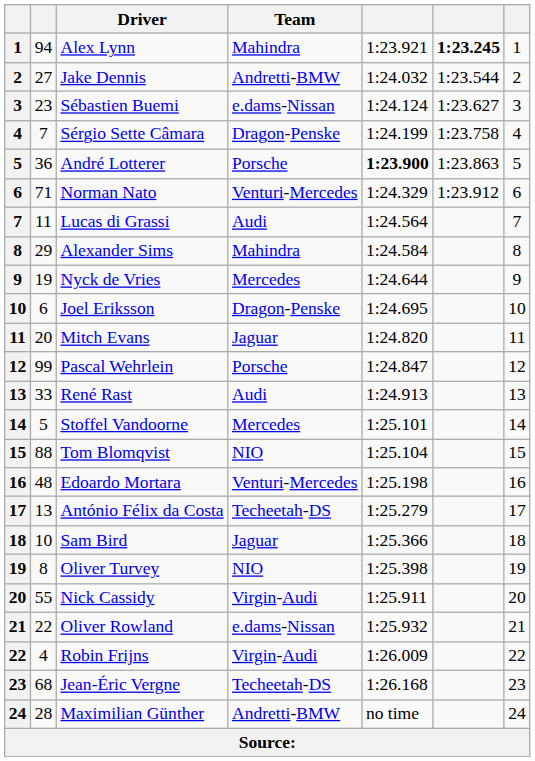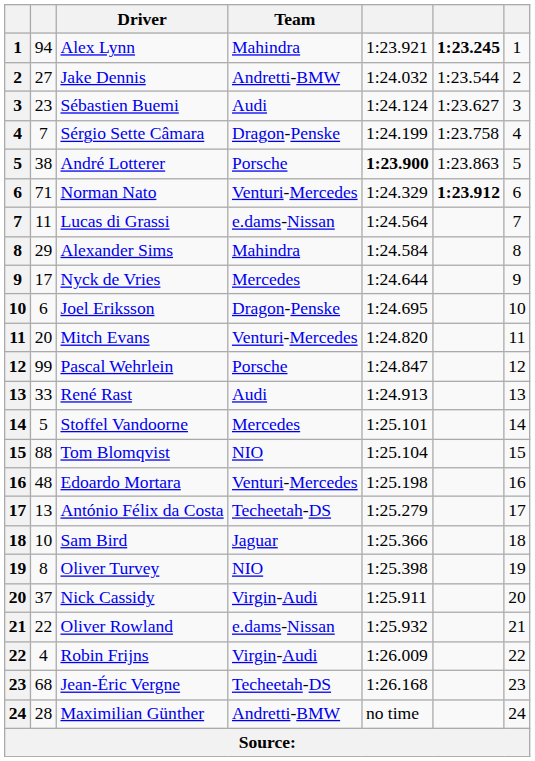(283, 105) e.dams-Nissan -> (250, 105) Audi
(43, 163) 36 -> (43, 163) 38
(468, 192) normal -> (469, 192) bold
(250, 221) Audi -> (283, 221) e.dams-Nissan
(43, 279) 19 -> (43, 279) 17
(255, 336) Jaguar -> (295, 336) Venturi-Mercedes
(43, 597) 55 -> (43, 597) 37
